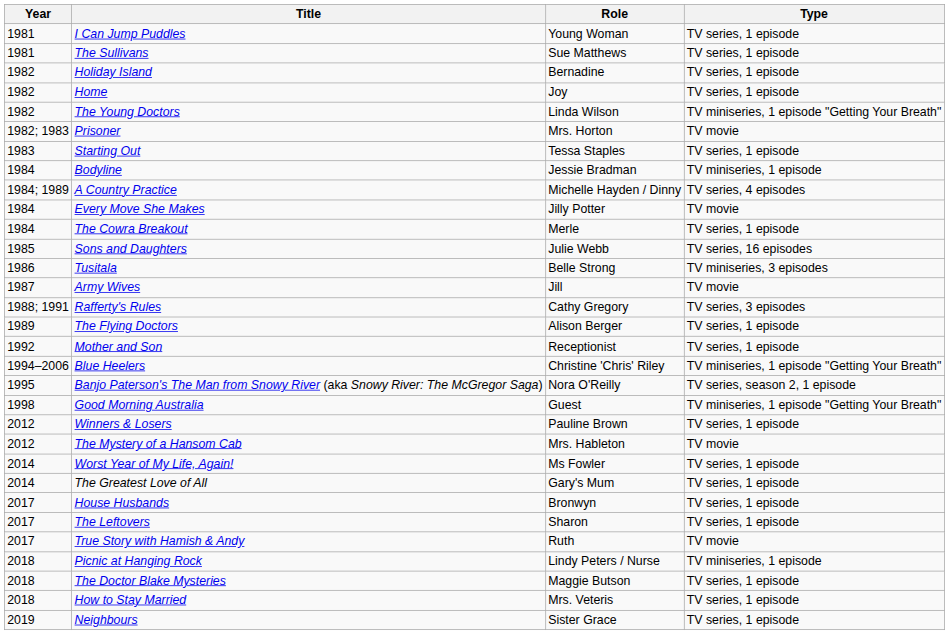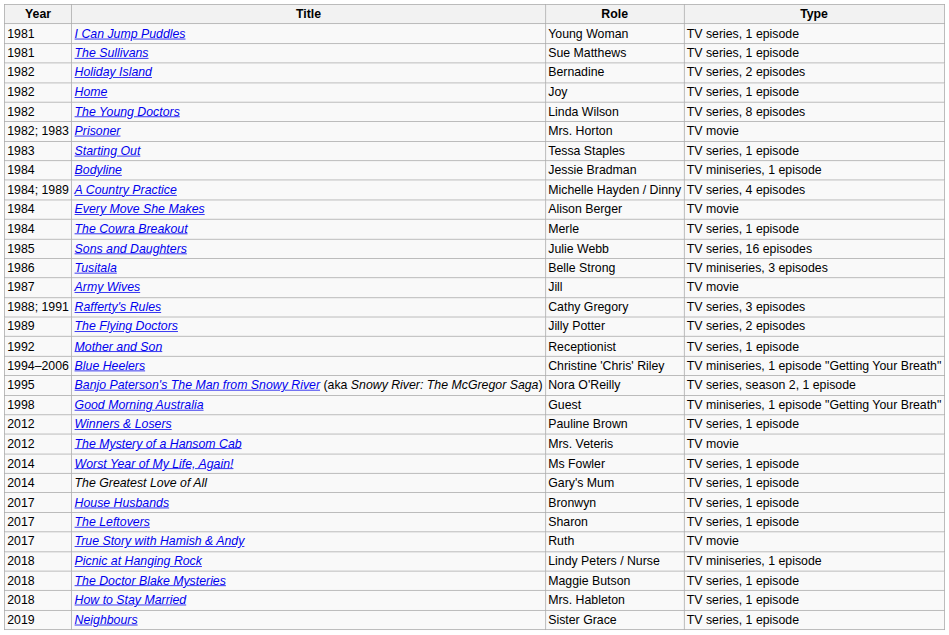(743, 72) TV series, 1 episode -> (746, 72) TV series, 2 episodes
(814, 111) TV miniseries, 1 episode "Getting Your Breath" -> (746, 111) TV series, 8 episodes
(577, 209) Jilly Potter -> (585, 209) Alison Berger
(585, 326) Alison Berger -> (577, 326) Jilly Potter
(743, 326) TV series, 1 episode -> (746, 326) TV series, 2 episodes
(587, 444) Mrs. Hableton -> (581, 444) Mrs. Veteris
(581, 600) Mrs. Veteris -> (587, 600) Mrs. Hableton
